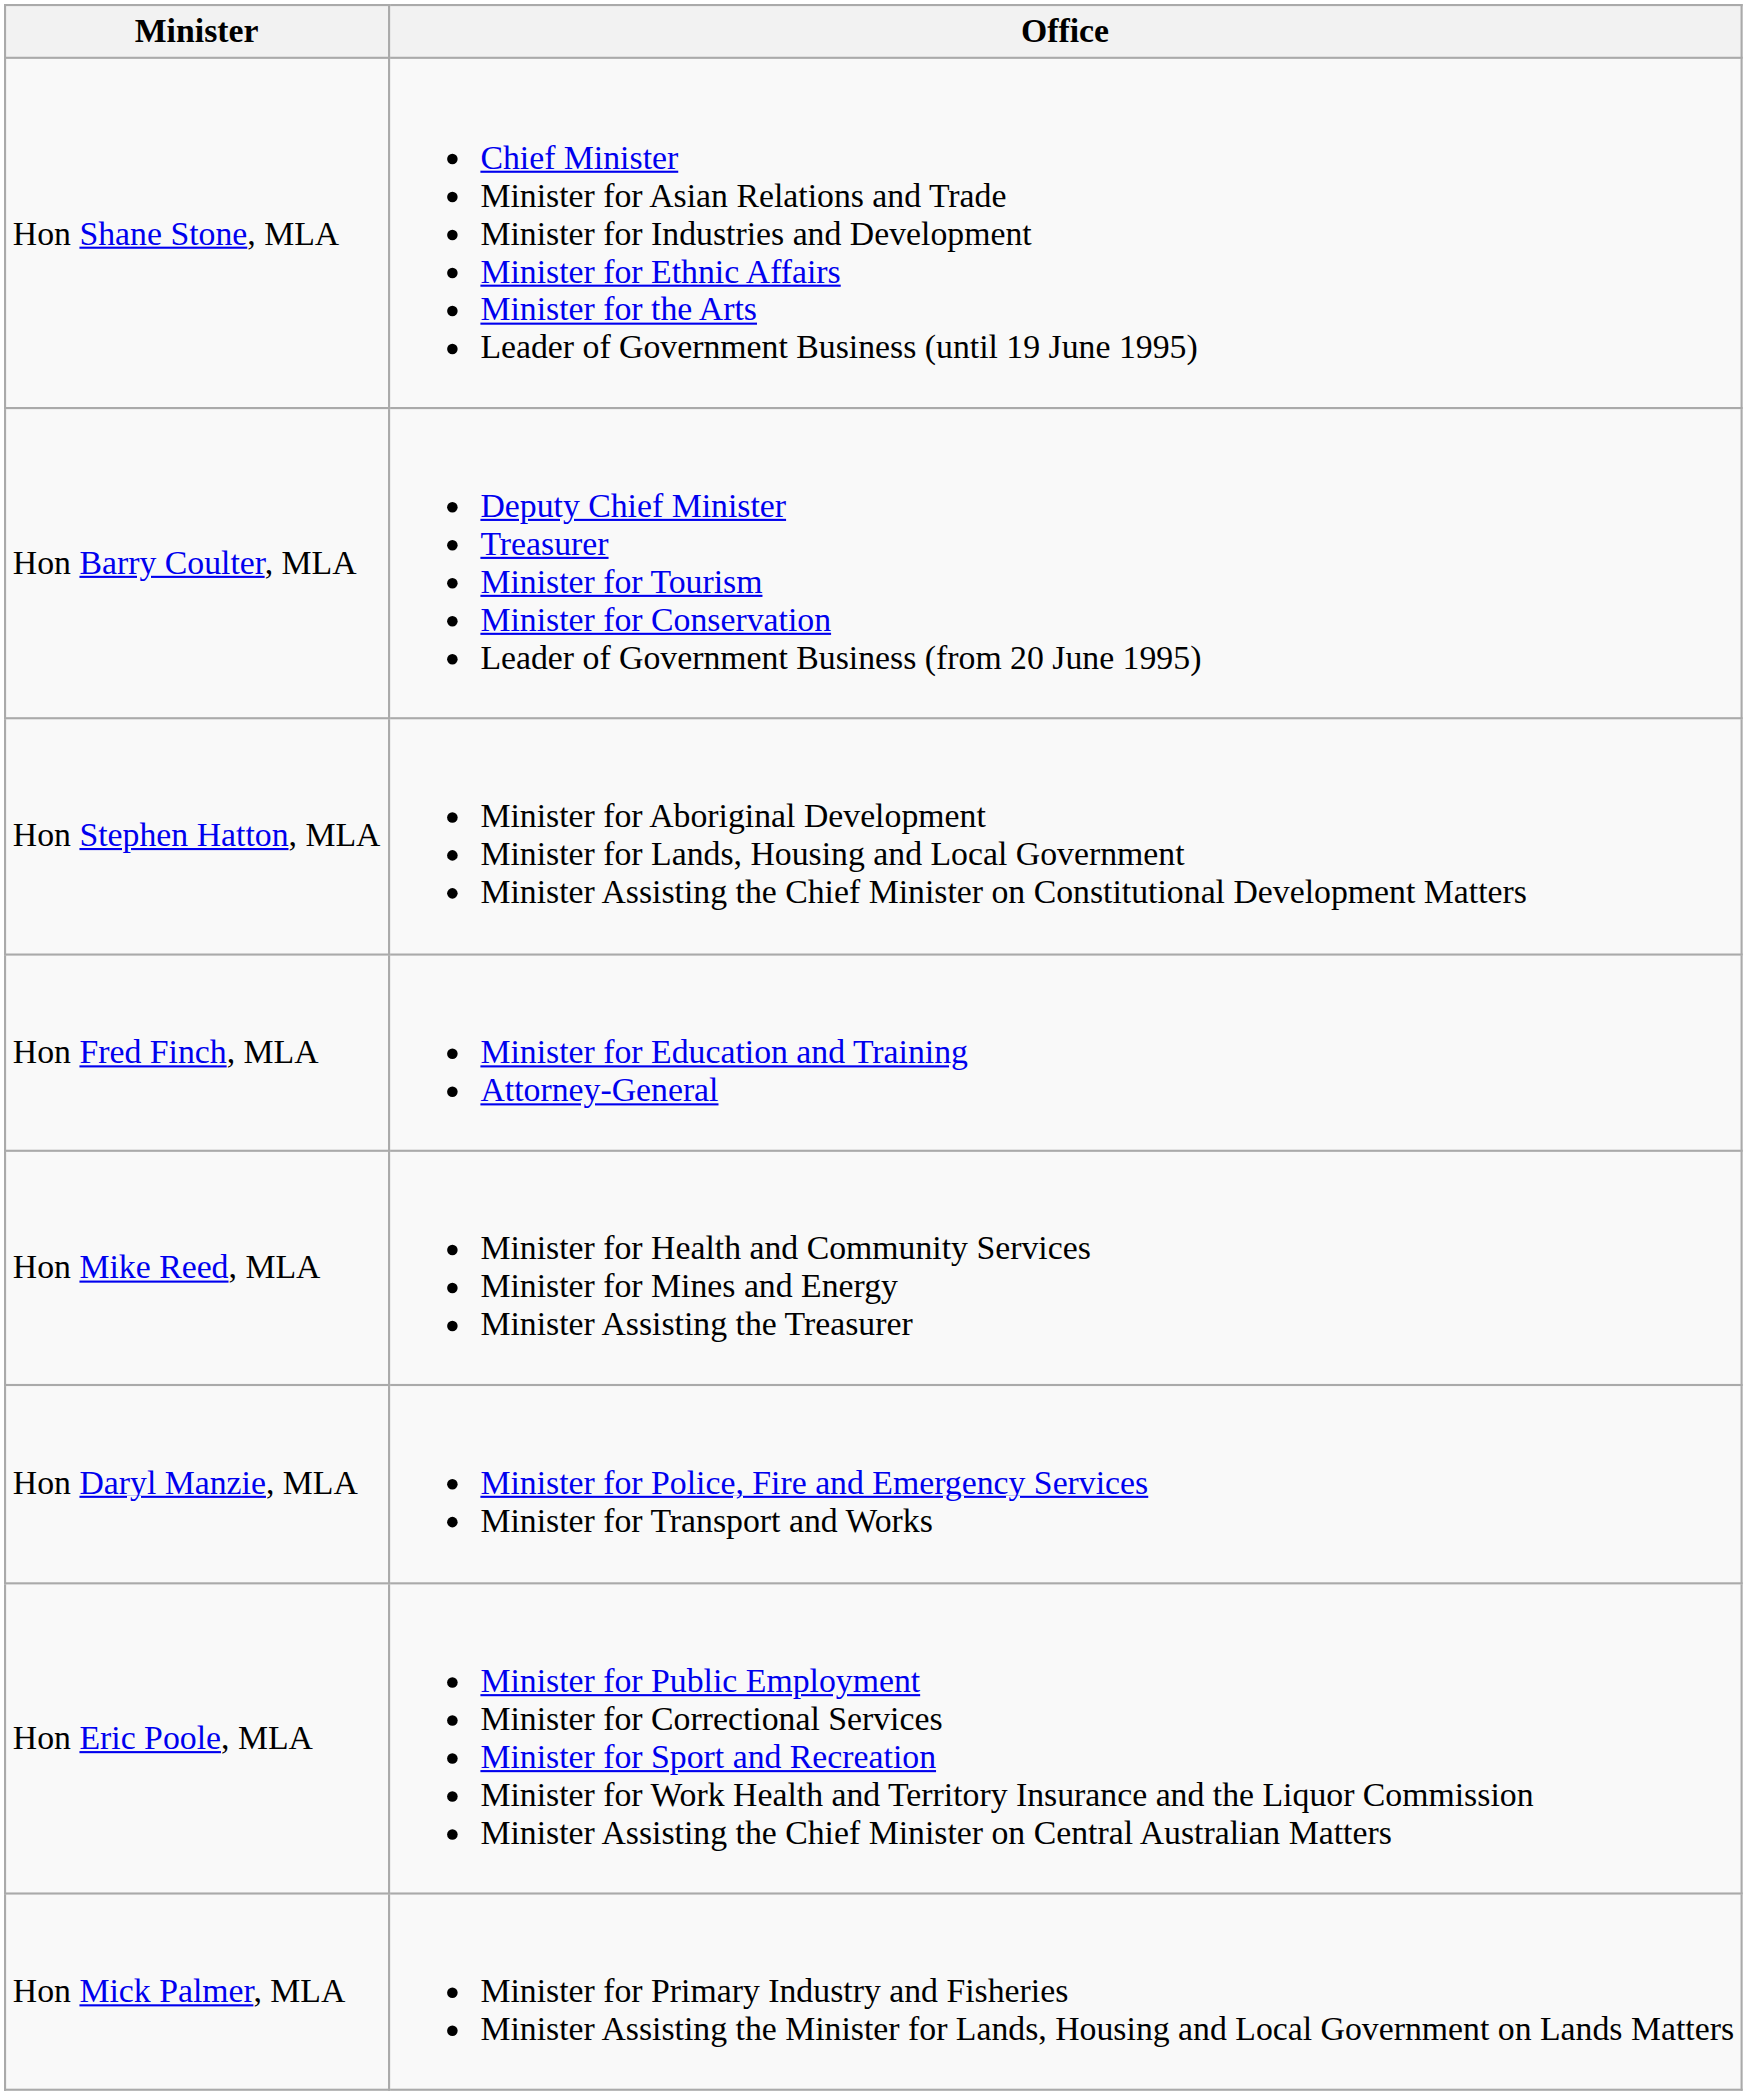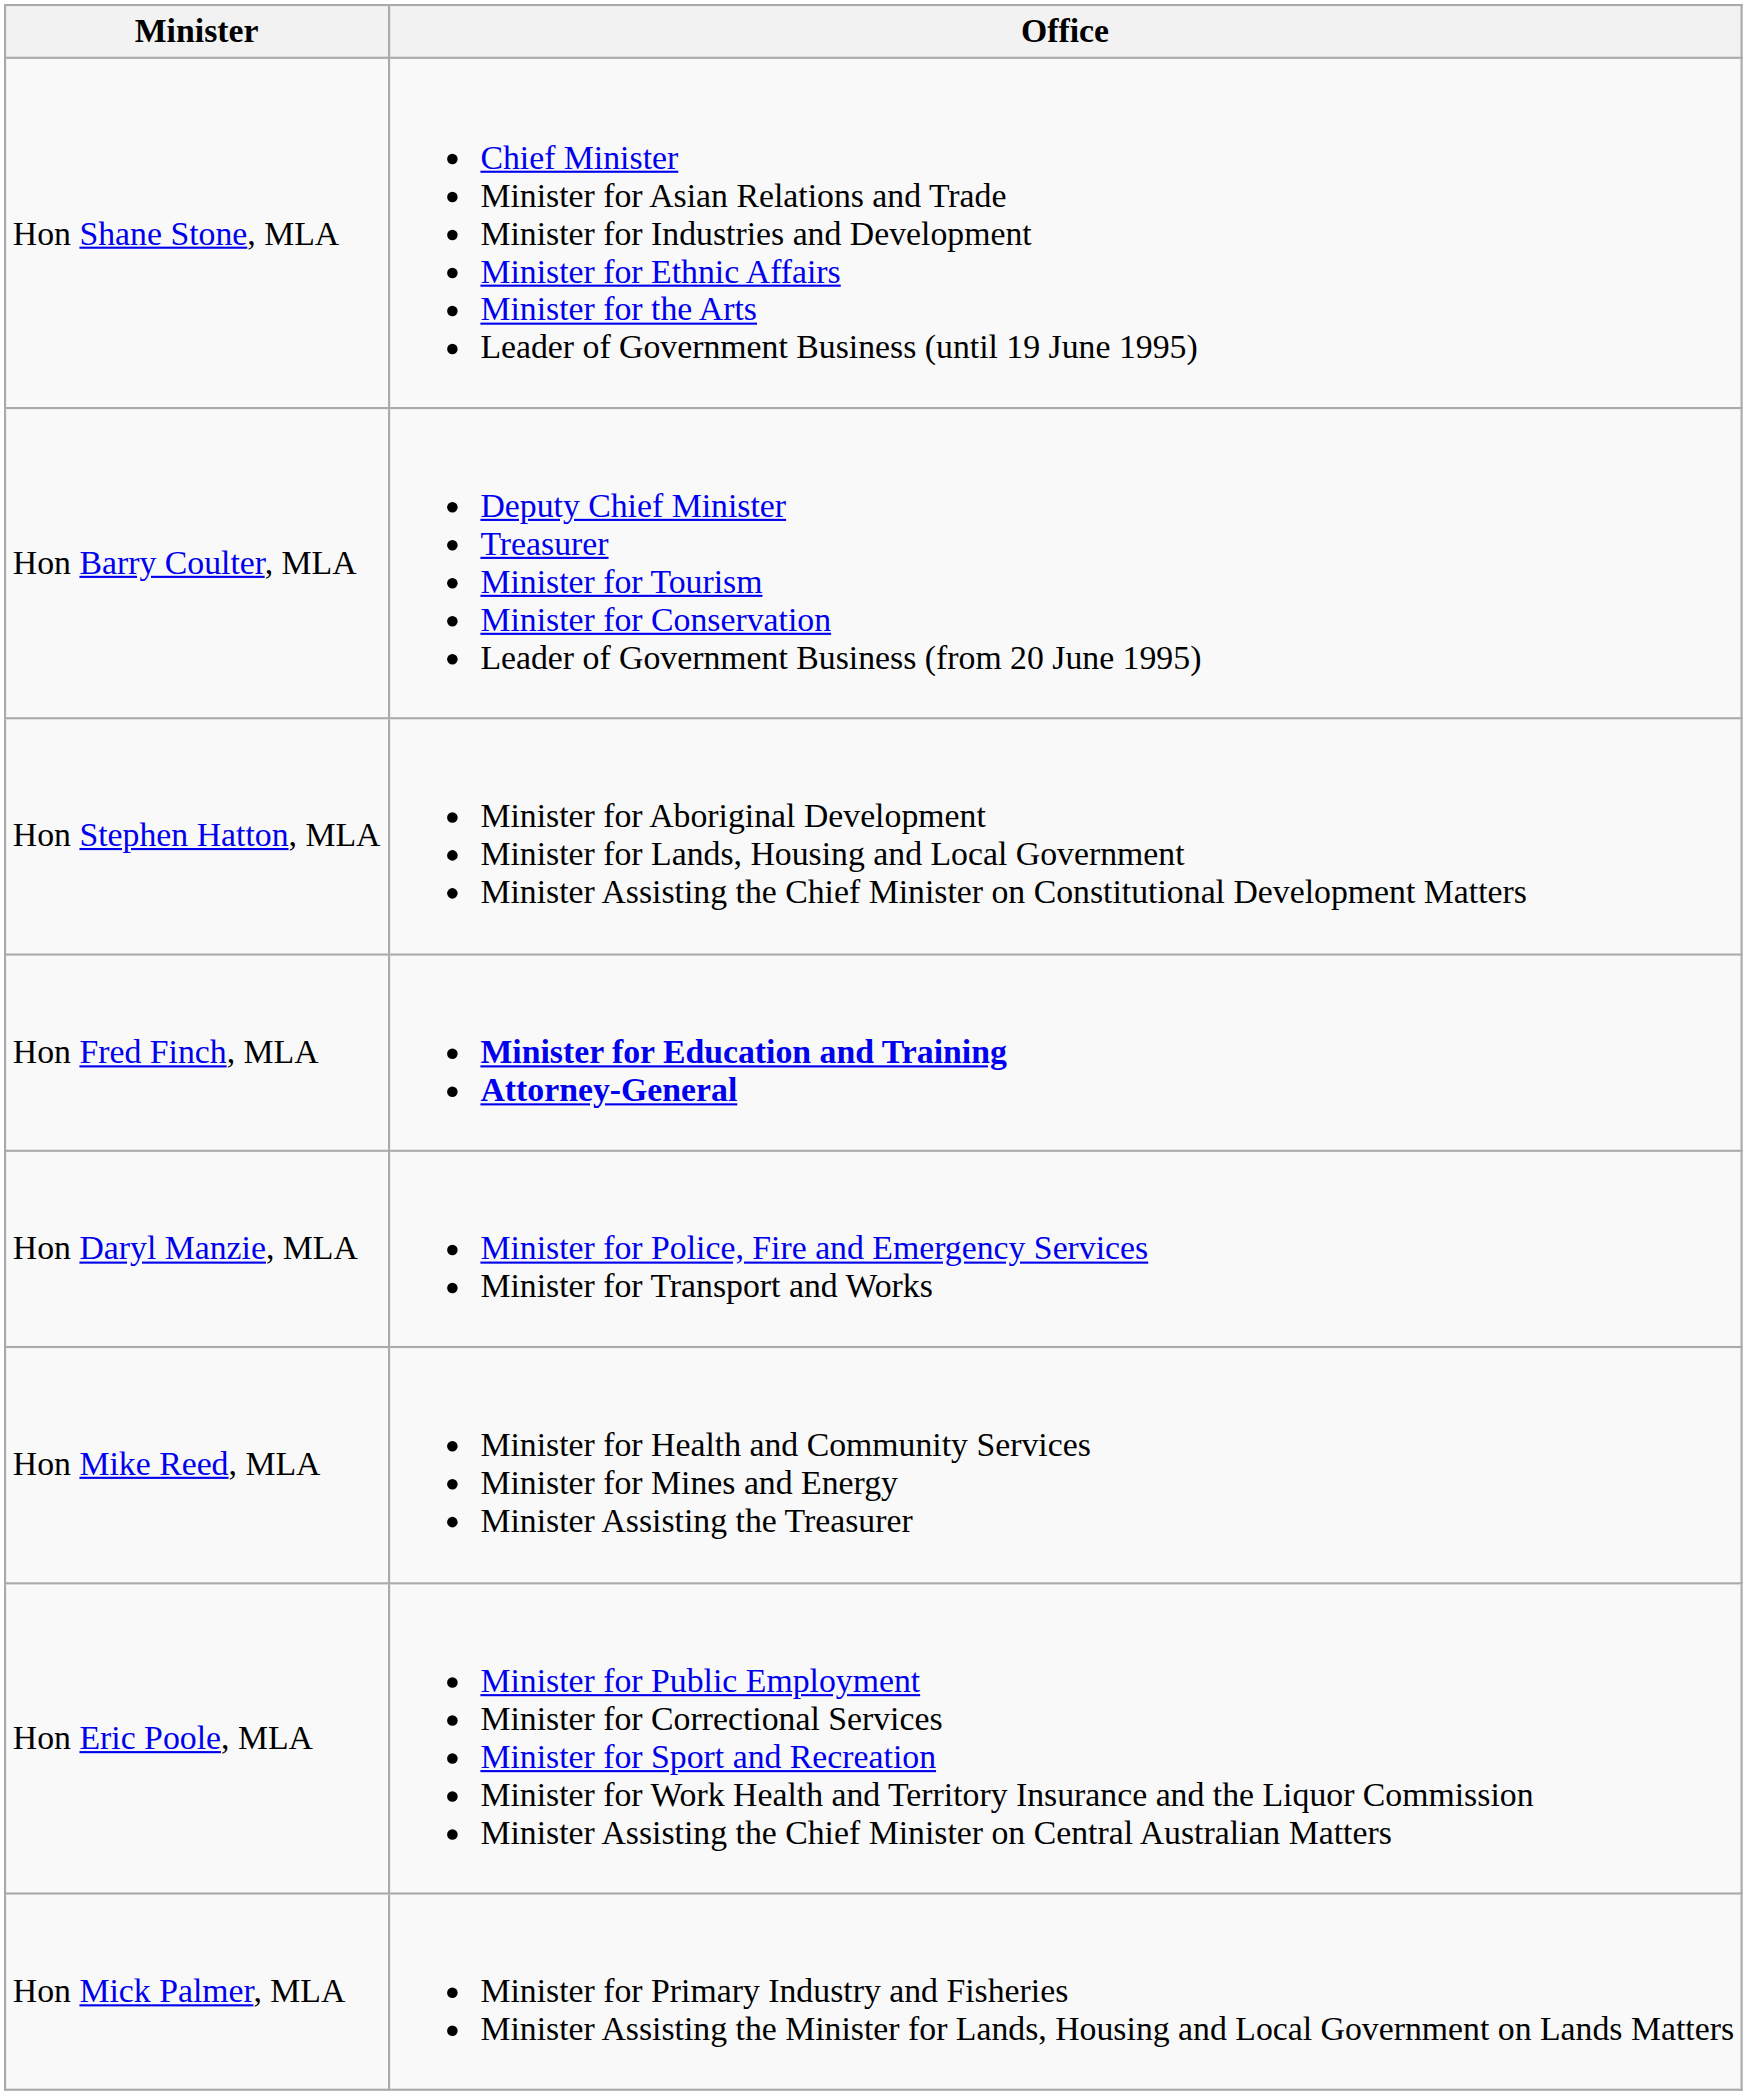(1065, 1071) normal -> (1065, 1071) bold
rows swapped: (185, 1483) <-> (167, 1267)
